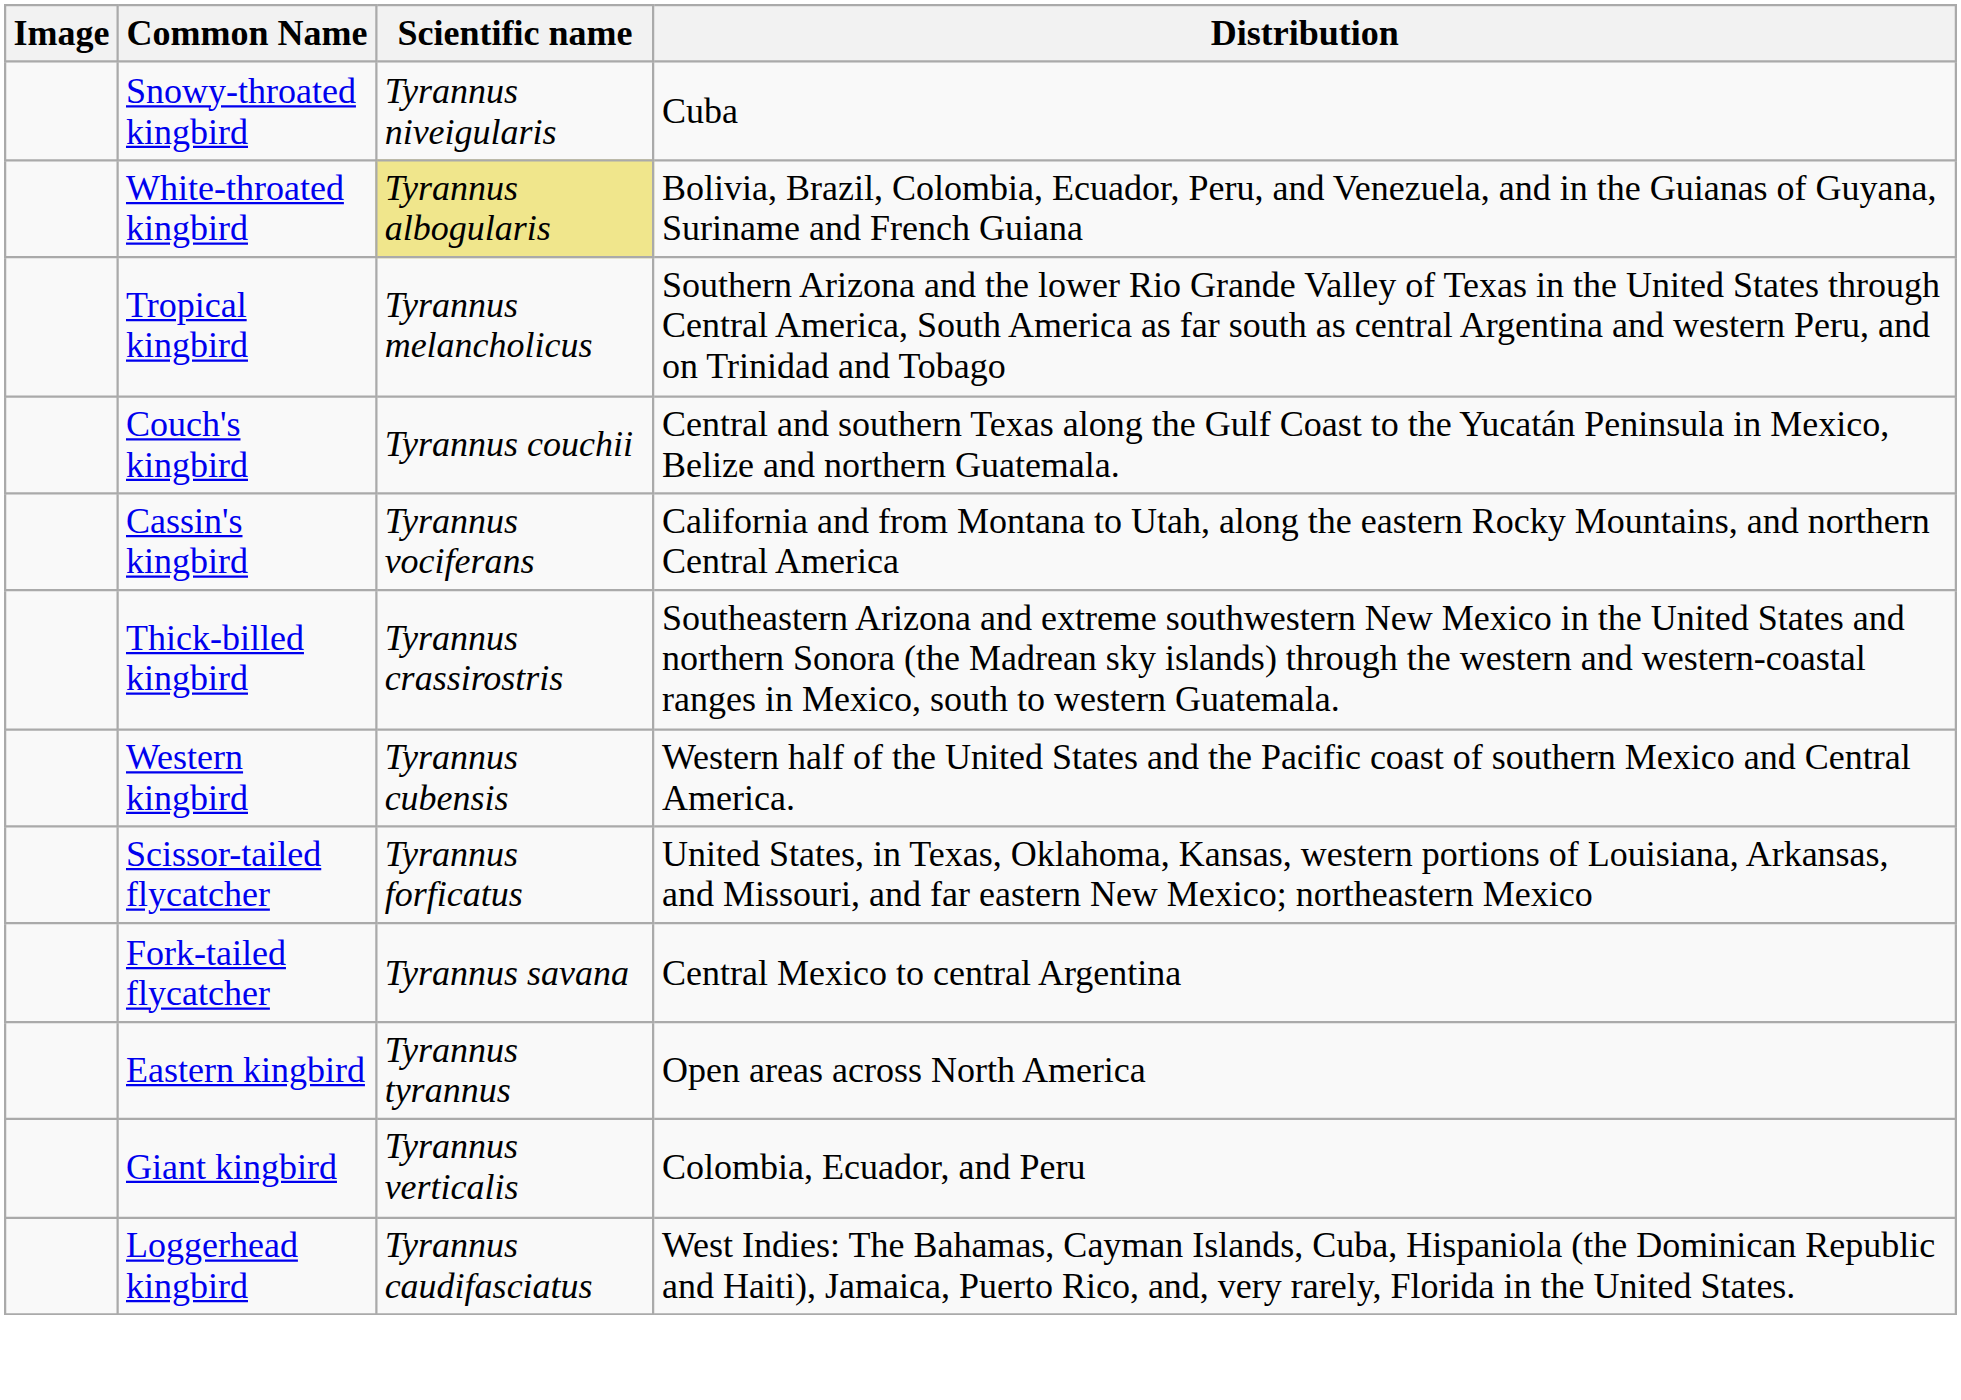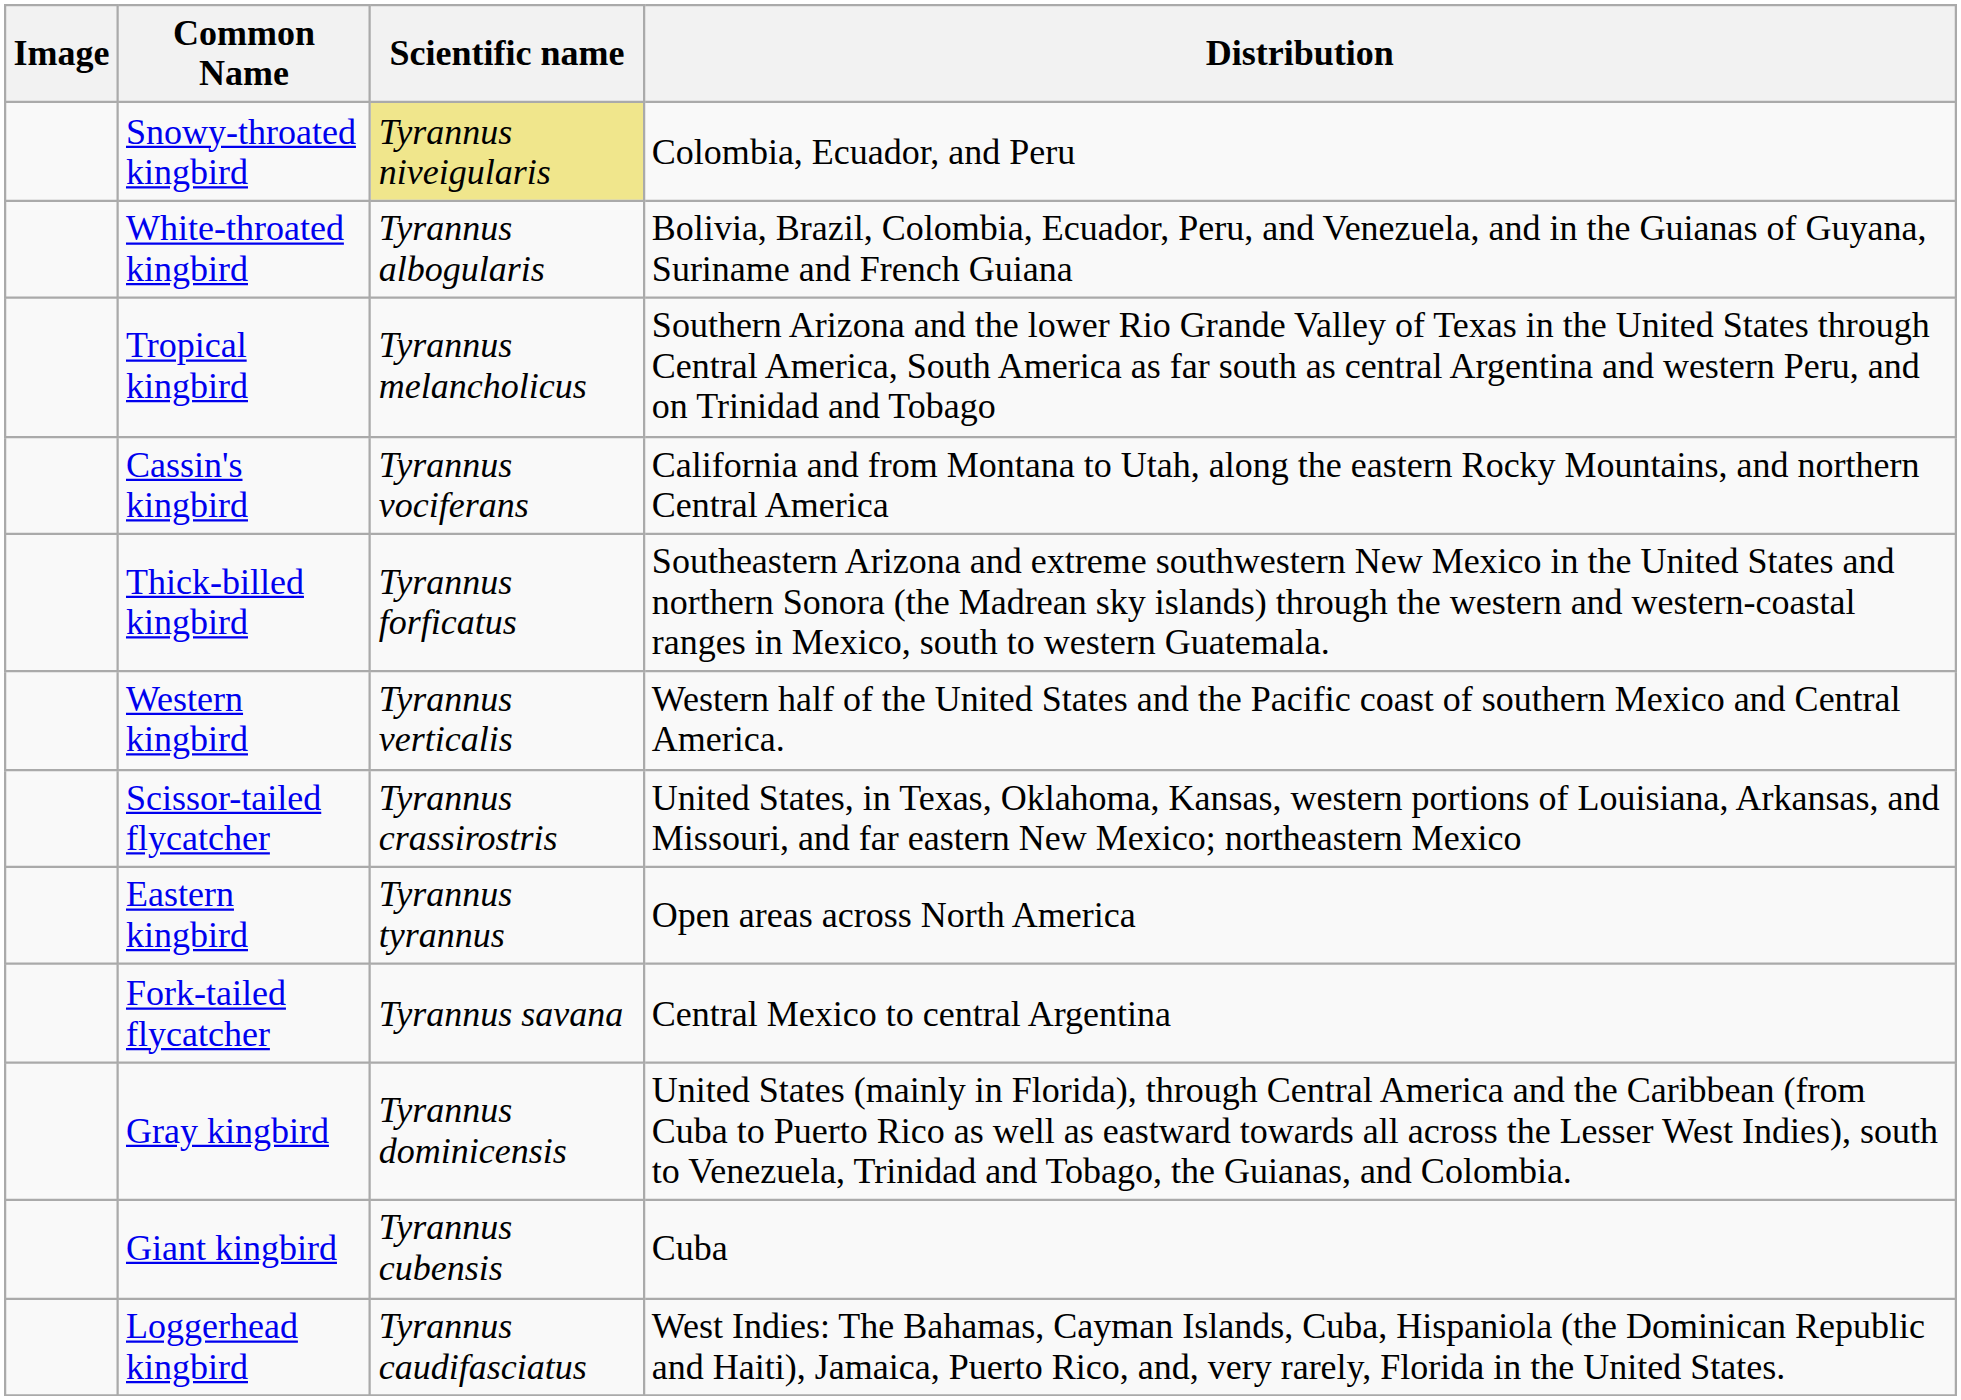(471, 110) no background -> (465, 150) khaki background
(700, 110) Cuba -> (864, 150) Colombia, Ecuador, and Peru
(468, 207) khaki background -> (462, 248) no background
- row: (187, 443)
(474, 659) Tyrannus crassirostris -> (448, 602) Tyrannus forficatus
(451, 776) Tyrannus cubensis -> (446, 719) Tyrannus verticalis
(454, 874) Tyrannus forficatus -> (468, 817) Tyrannus crassirostris
rows swapped: (206, 972) <-> (245, 1069)
+ row: (227, 1130)
(452, 1167) Tyrannus verticalis -> (446, 1248) Tyrannus cubensis
(874, 1167) Colombia, Ecuador, and Peru -> (690, 1248) Cuba
